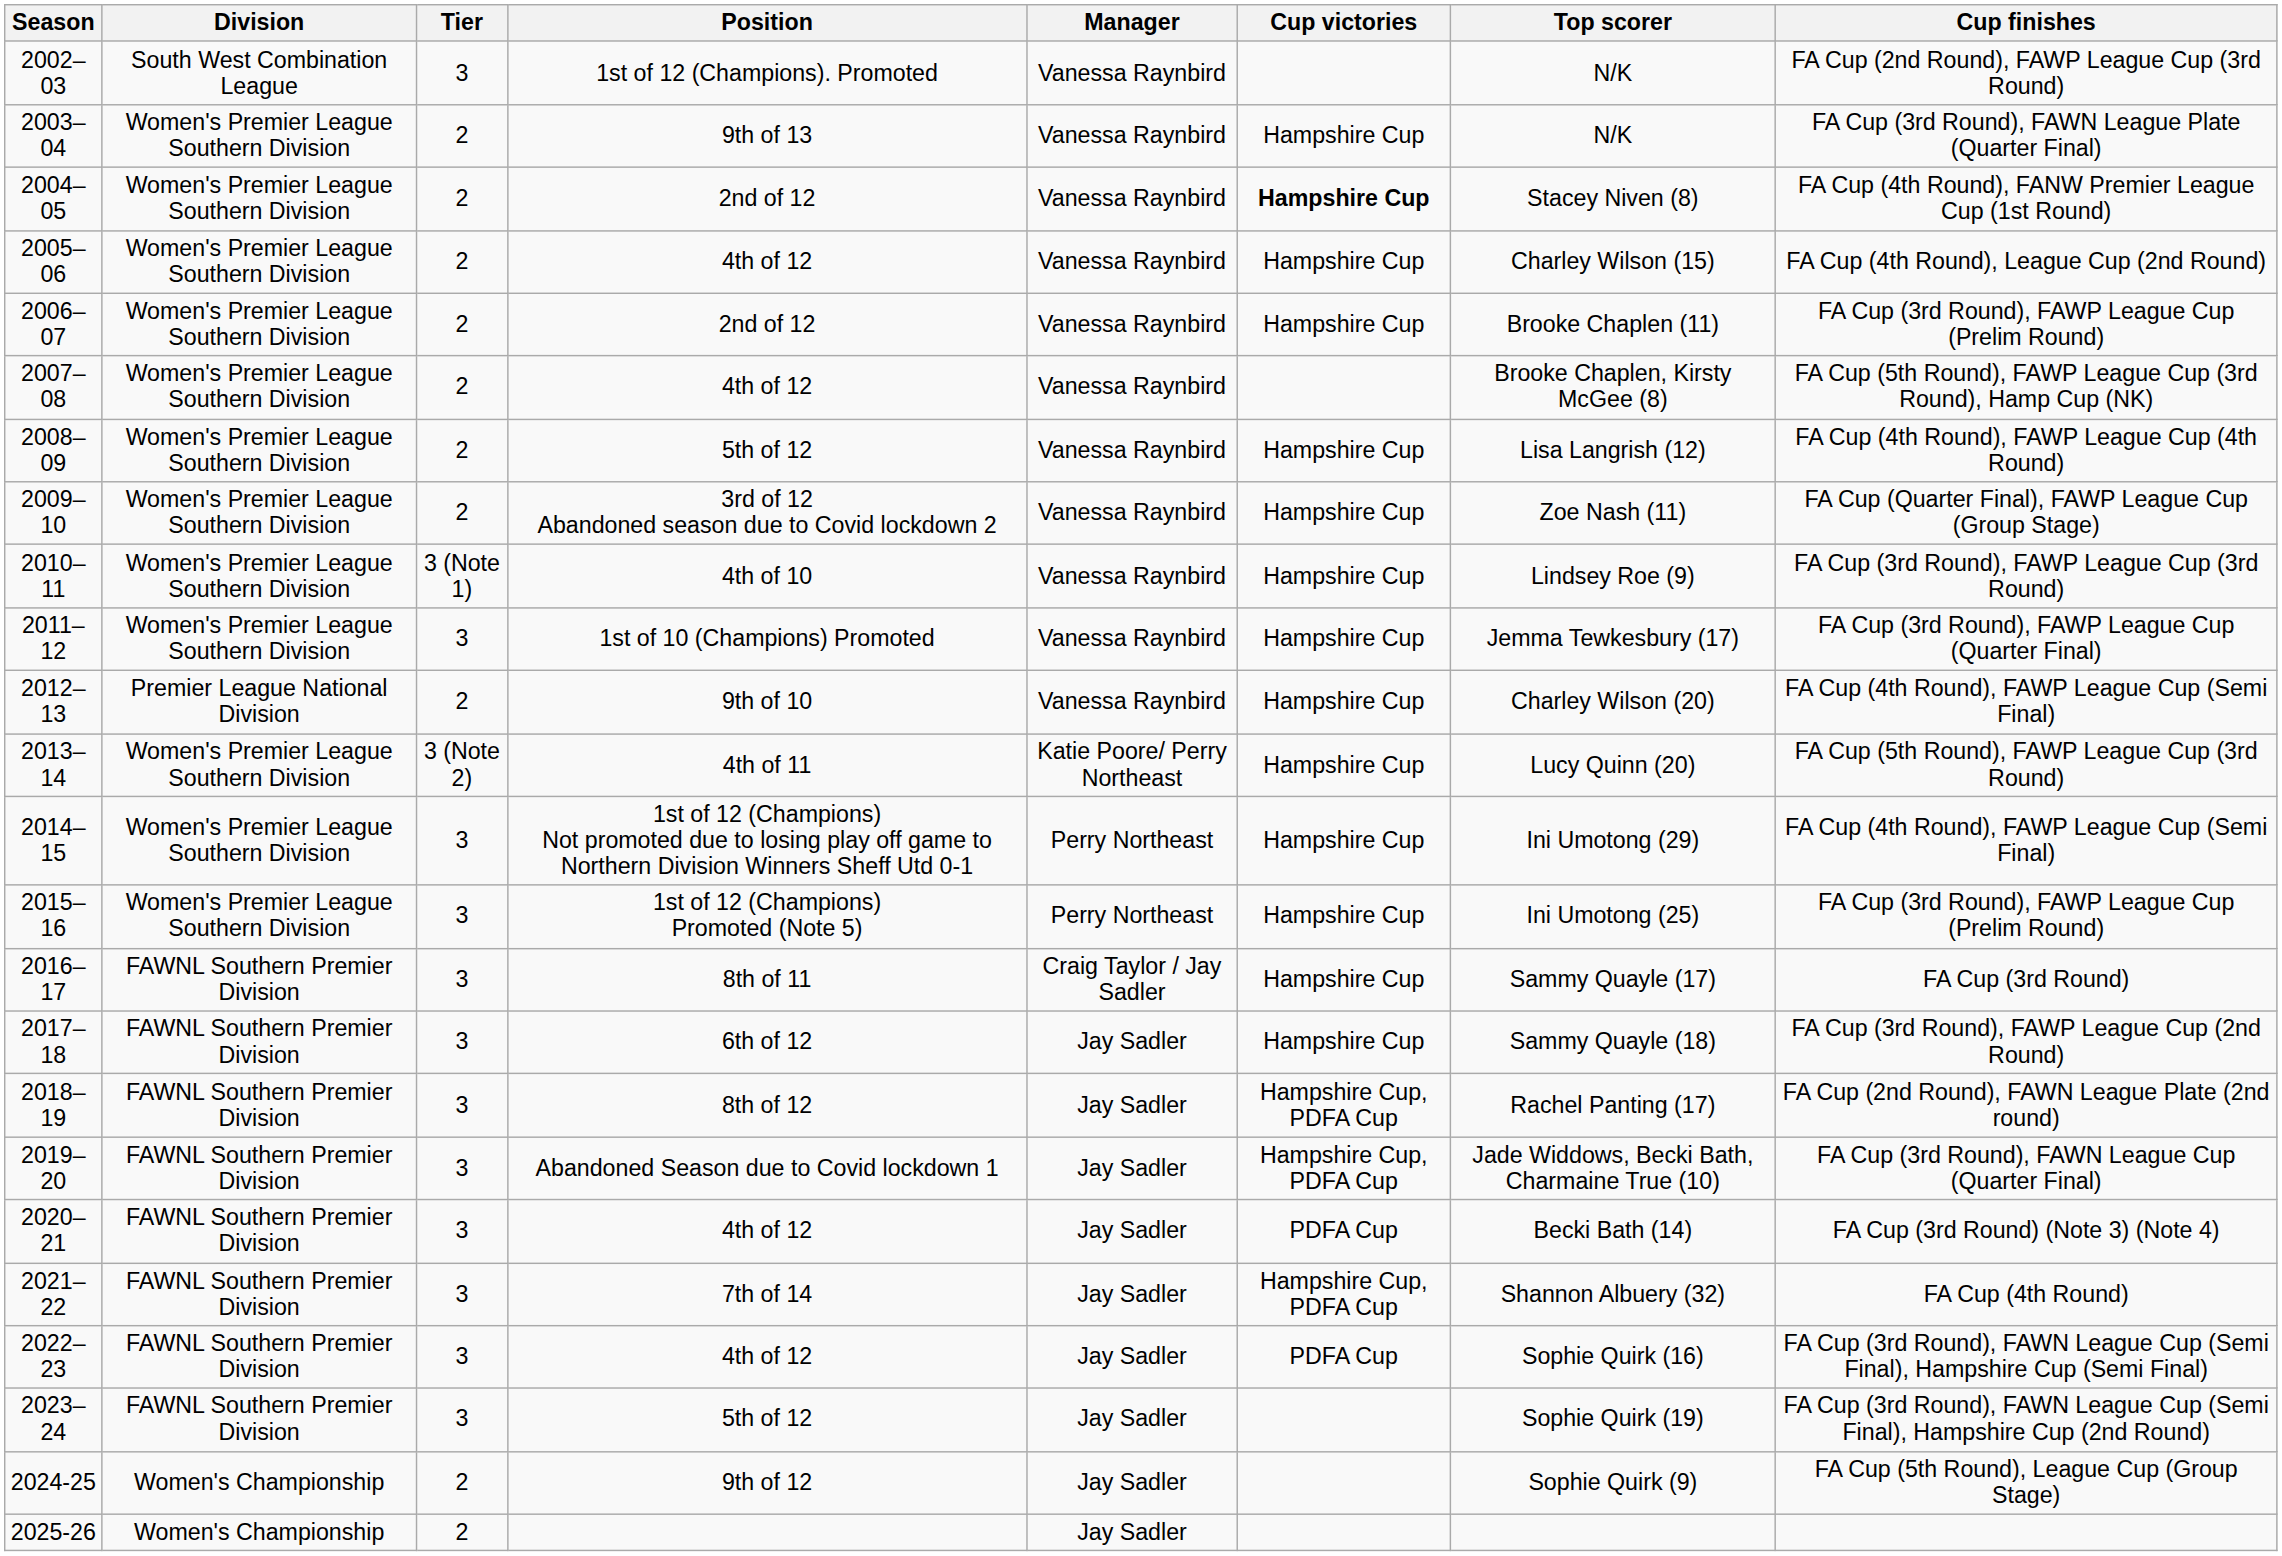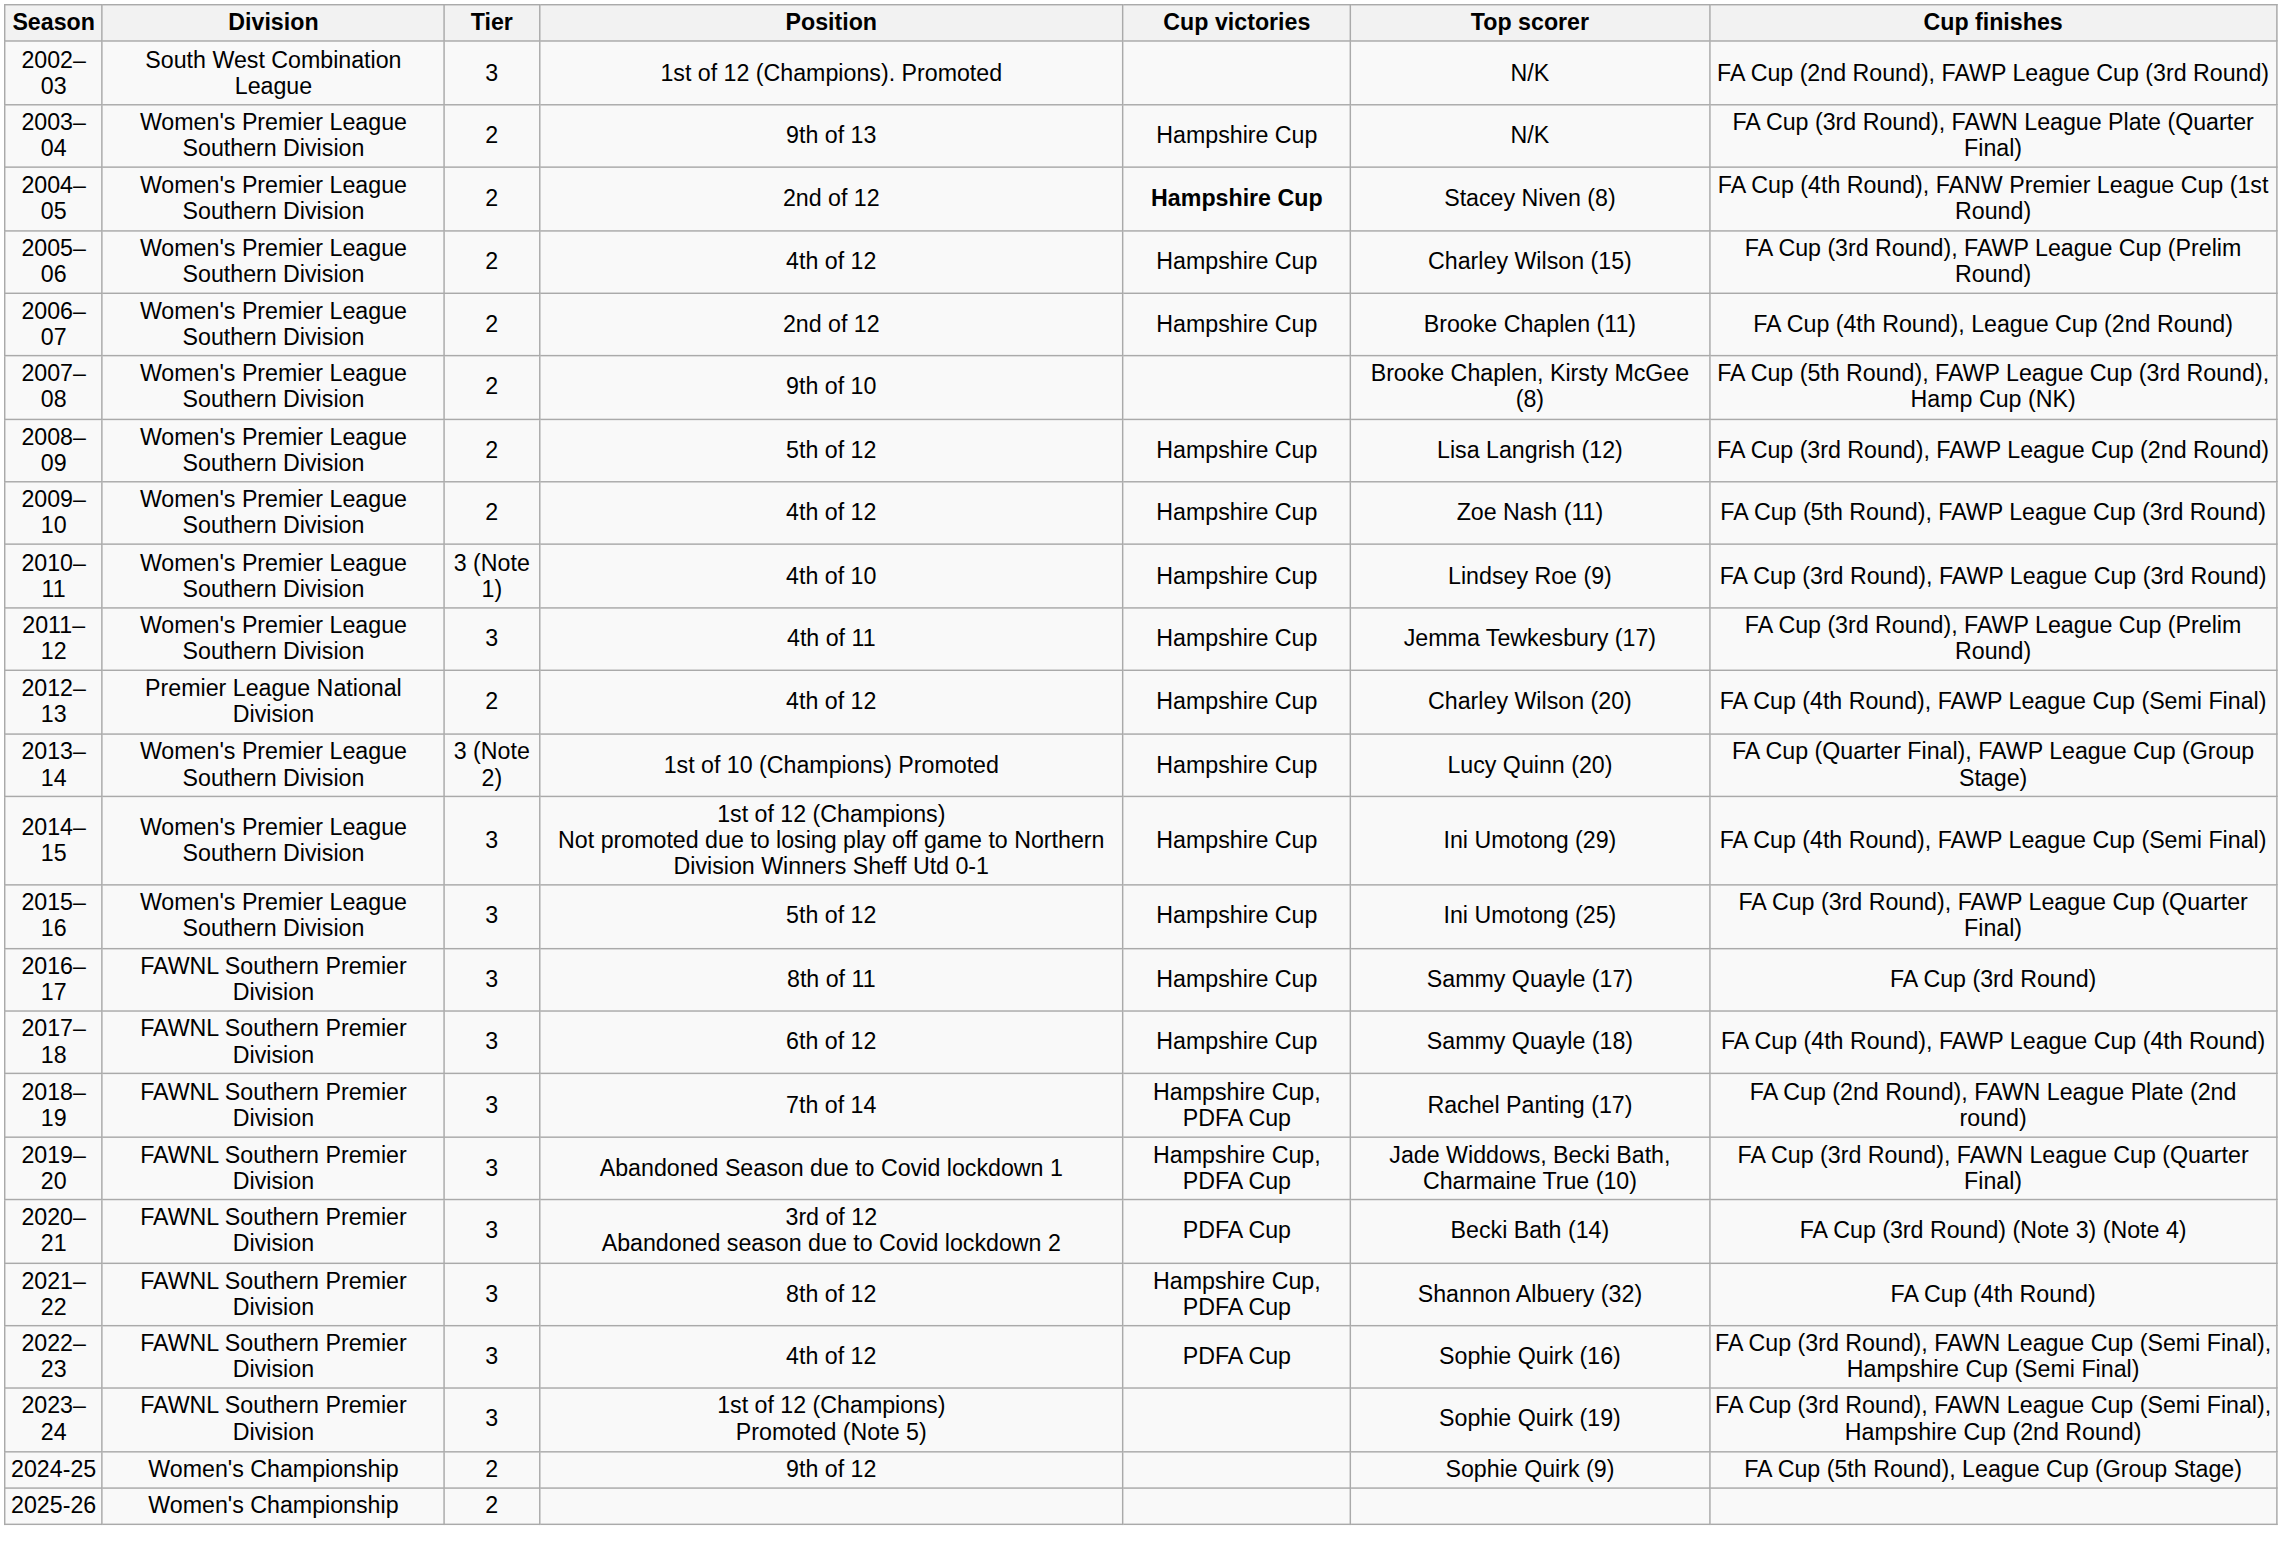- column: (1132, 22)
(2026, 261) FA Cup (4th Round), League Cup (2nd Round) -> (1993, 261) FA Cup (3rd Round), FAWP League Cup (Prelim Round)
(2026, 324) FA Cup (3rd Round), FAWP League Cup (Prelim Round) -> (1993, 324) FA Cup (4th Round), League Cup (2nd Round)
(767, 387) 4th of 12 -> (831, 387) 9th of 10
(2026, 450) FA Cup (4th Round), FAWP League Cup (4th Round) -> (1993, 450) FA Cup (3rd Round), FAWP League Cup (2nd Round)
(767, 512) 3rd of 12 Abandoned season due to Covid lockdown 2 -> (831, 512) 4th of 12
(2026, 512) FA Cup (Quarter Final), FAWP League Cup (Group Stage) -> (1993, 512) FA Cup (5th Round), FAWP League Cup (3rd Round)
(767, 638) 1st of 10 (Champions) Promoted -> (831, 638) 4th of 11
(2026, 638) FA Cup (3rd Round), FAWP League Cup (Quarter Final) -> (1993, 638) FA Cup (3rd Round), FAWP League Cup (Prelim Round)
(767, 701) 9th of 10 -> (831, 701) 4th of 12
(767, 764) 4th of 11 -> (831, 764) 1st of 10 (Champions) Promoted
(2026, 764) FA Cup (5th Round), FAWP League Cup (3rd Round) -> (1993, 764) FA Cup (Quarter Final), FAWP League Cup (Group Stage)
(767, 916) 1st of 12 (Champions) Promoted (Note 5) -> (831, 916) 5th of 12
(2026, 916) FA Cup (3rd Round), FAWP League Cup (Prelim Round) -> (1993, 916) FA Cup (3rd Round), FAWP League Cup (Quarter Final)
(2026, 1042) FA Cup (3rd Round), FAWP League Cup (2nd Round) -> (1993, 1042) FA Cup (4th Round), FAWP League Cup (4th Round)
(767, 1105) 8th of 12 -> (831, 1105) 7th of 14
(767, 1230) 4th of 12 -> (831, 1230) 3rd of 12 Abandoned season due to Covid lockdown 2
(767, 1293) 7th of 14 -> (831, 1293) 8th of 12
(767, 1419) 5th of 12 -> (831, 1419) 1st of 12 (Champions) Promoted (Note 5)
